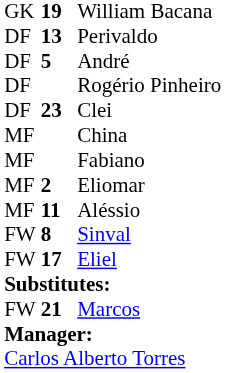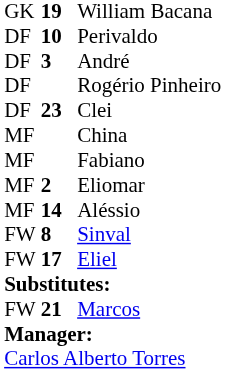(51, 36) 13 -> (51, 36) 10
(46, 60) 5 -> (46, 60) 3
(51, 209) 11 -> (51, 209) 14
